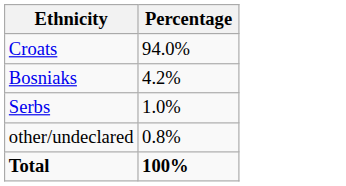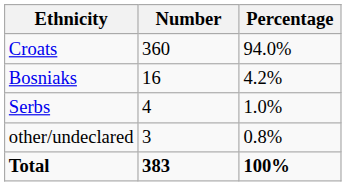+ column: (189, 19)
